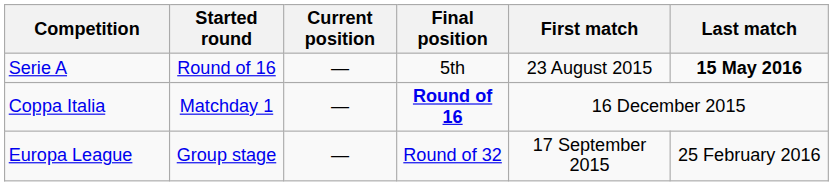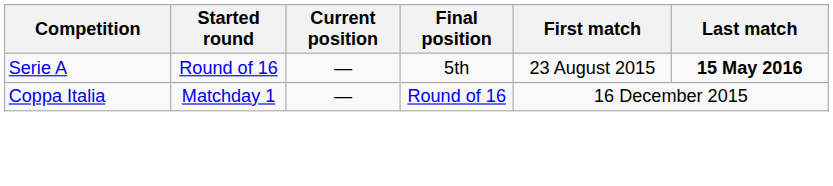(453, 106) bold -> (457, 96) normal
- row: (71, 155)
